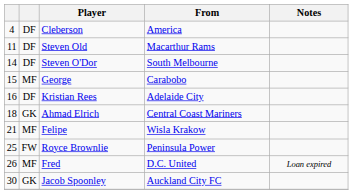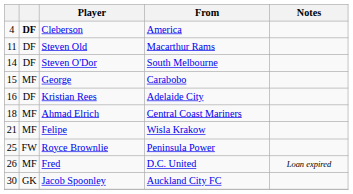(29, 29) normal -> (29, 29) bold
(29, 113) GK -> (29, 113) MF
